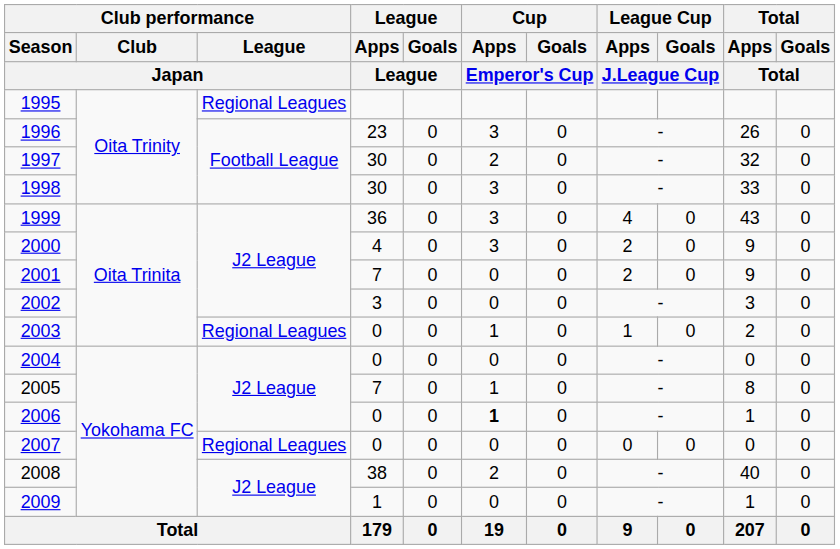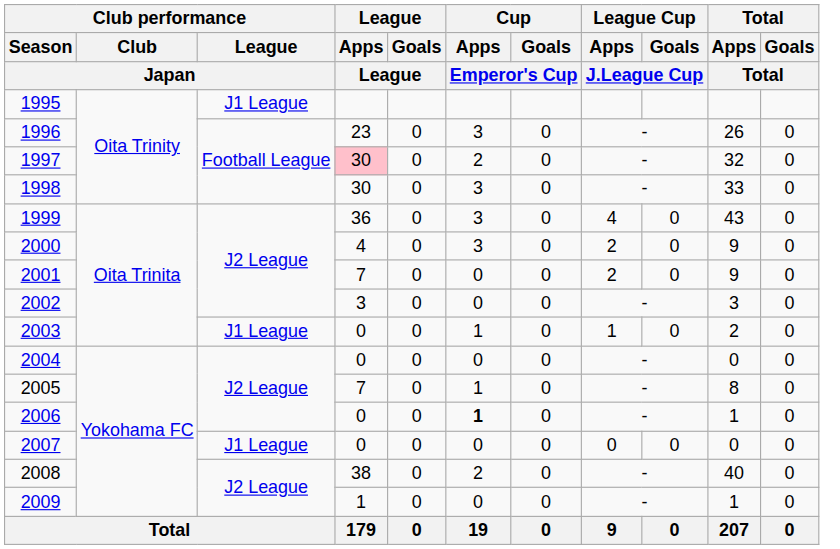(274, 103) Regional Leagues -> (266, 103) J1 League
(377, 160) no background -> (361, 160) pink background
(274, 331) Regional Leagues -> (266, 331) J1 League
(274, 445) Regional Leagues -> (266, 445) J1 League
